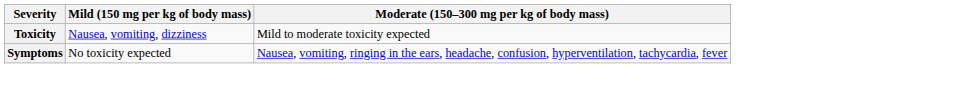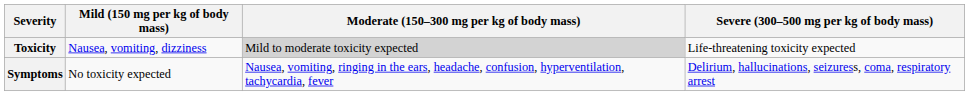+ column: (825, 21)
(343, 33) no background -> (332, 47) lightgrey background
